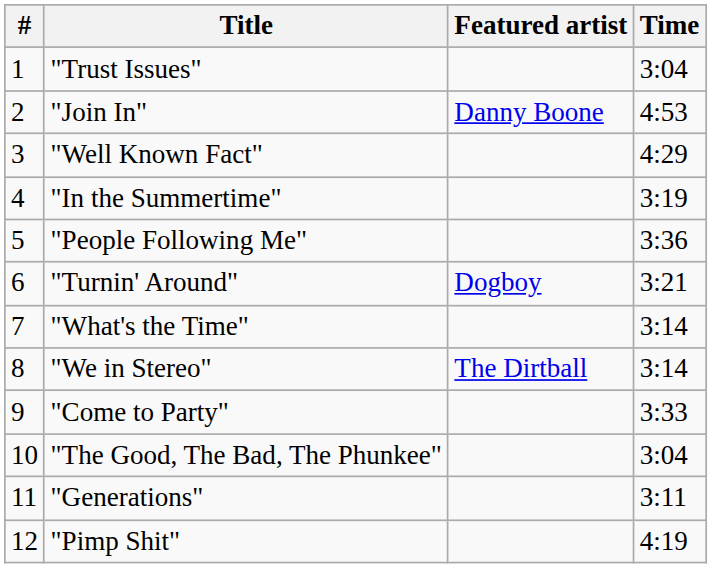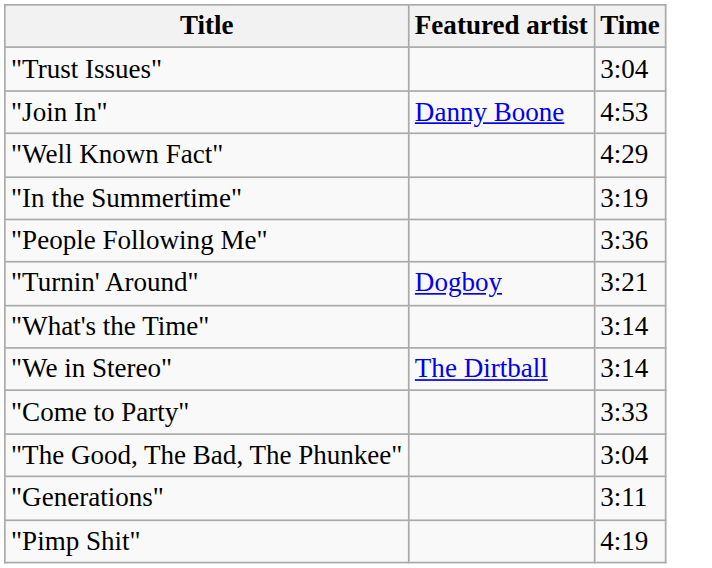- column: (25, 25)
